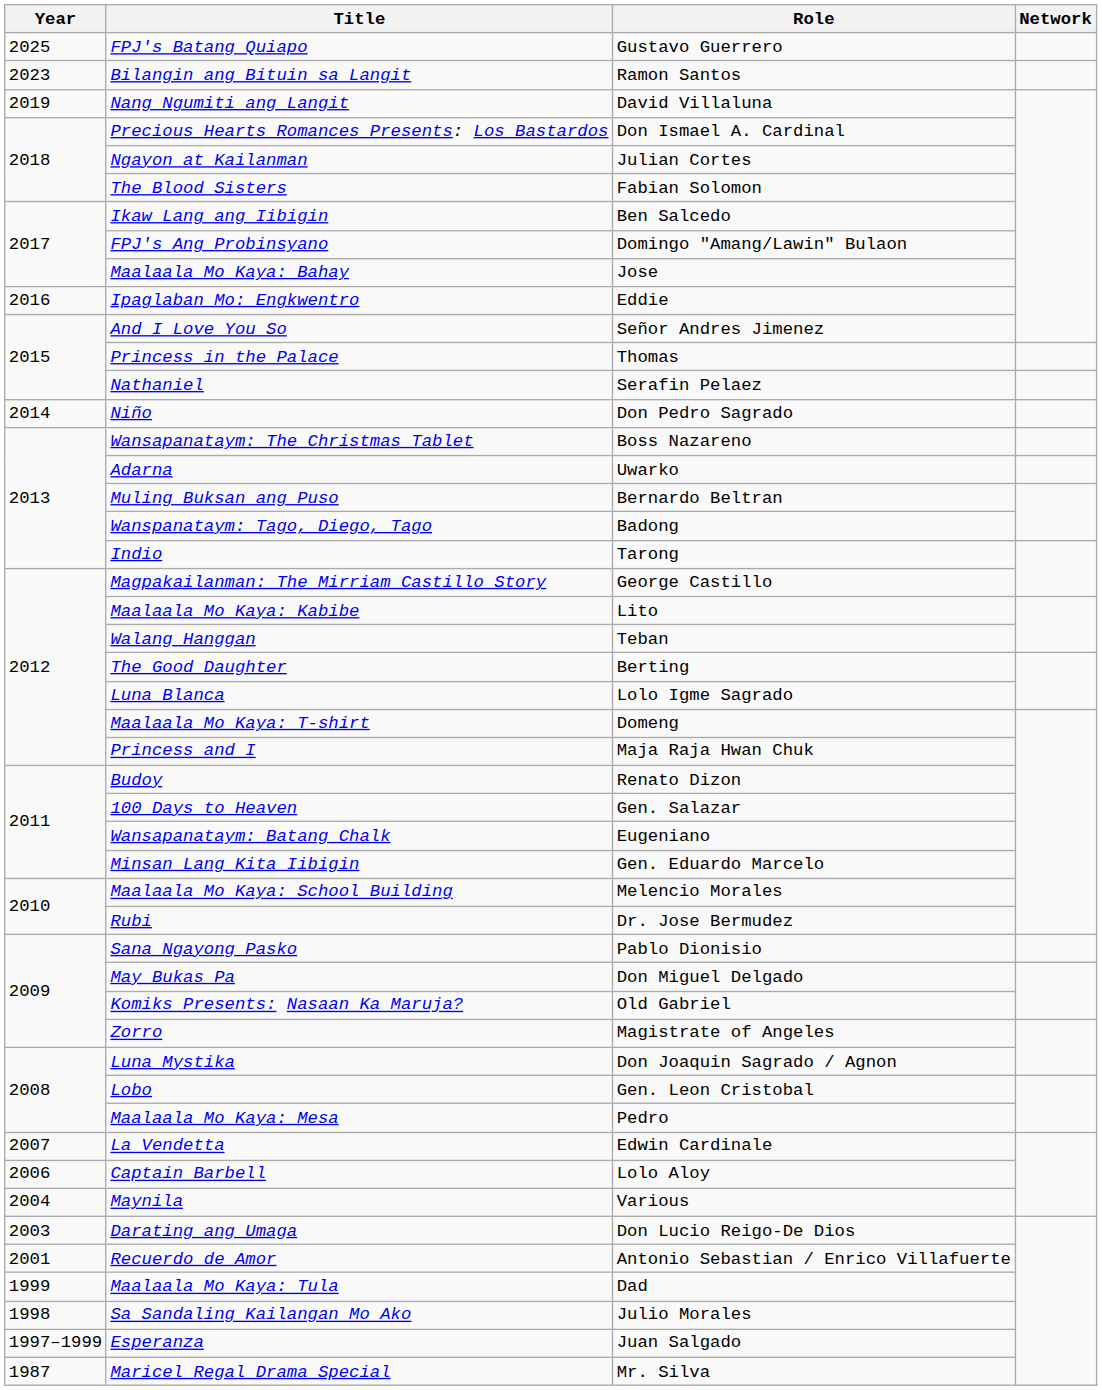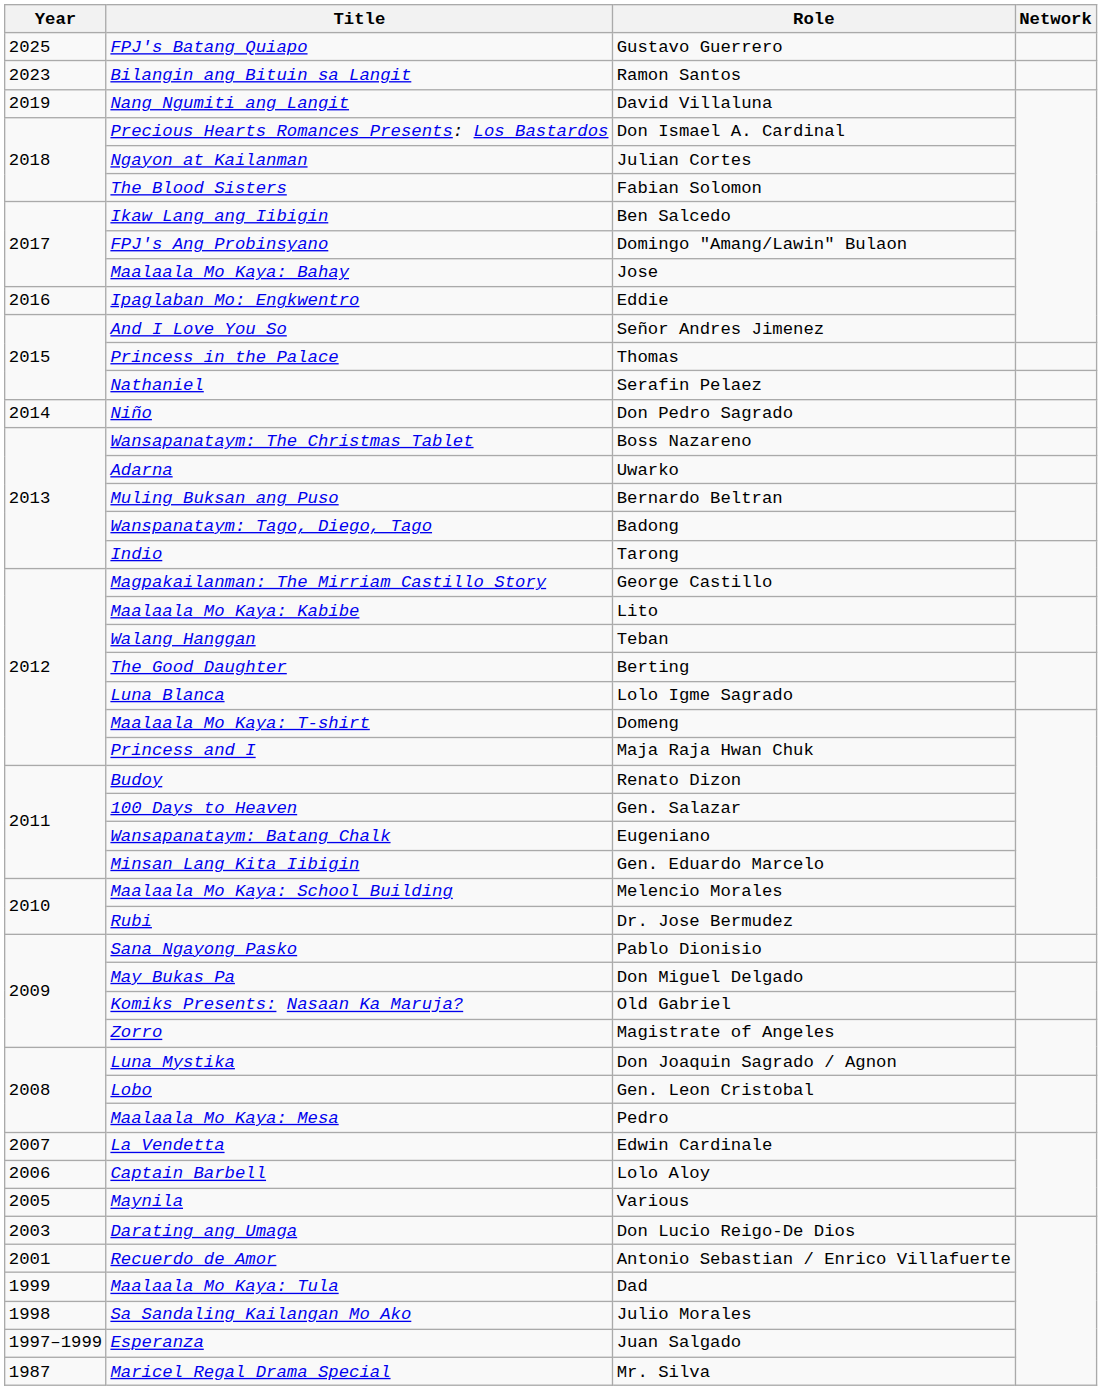(30, 1202) 2004 -> (30, 1202) 2005
